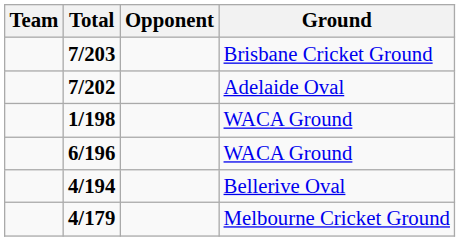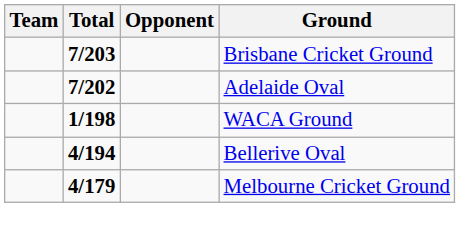- row: (92, 152)
